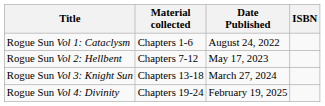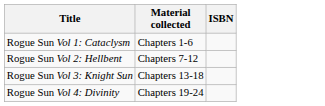- column: (248, 19)
